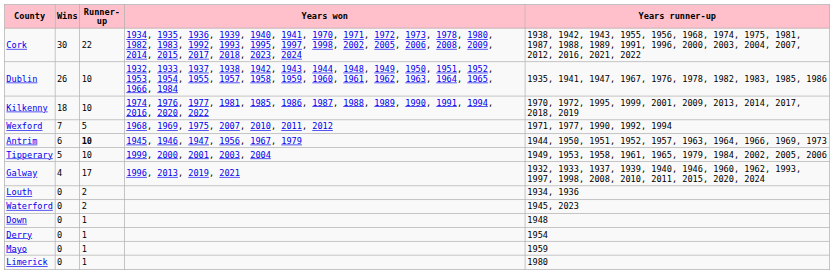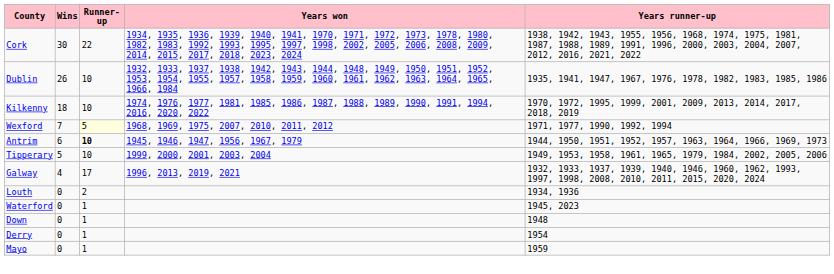(84, 127) no background -> (84, 127) lightyellow background
(84, 206) 2 -> (84, 206) 1
- row: (27, 262)
